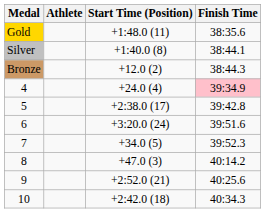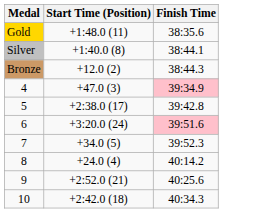- column: (64, 13)
(140, 87) +24.0 (4) -> (99, 87) +47.0 (3)
(228, 124) no background -> (186, 124) pink background
(140, 161) +47.0 (3) -> (99, 161) +24.0 (4)
